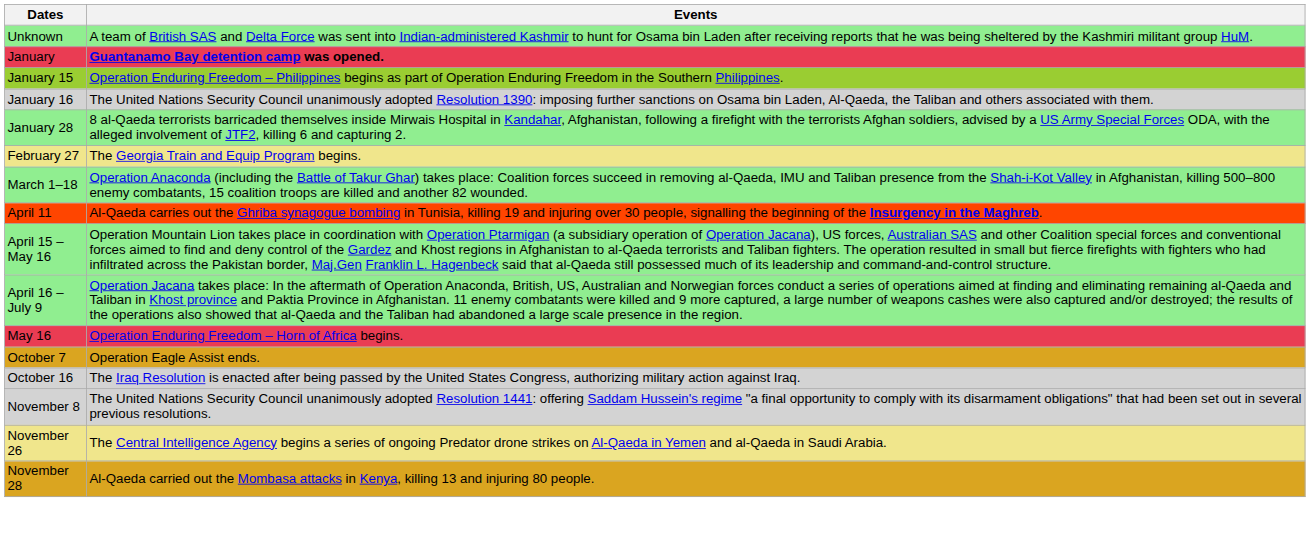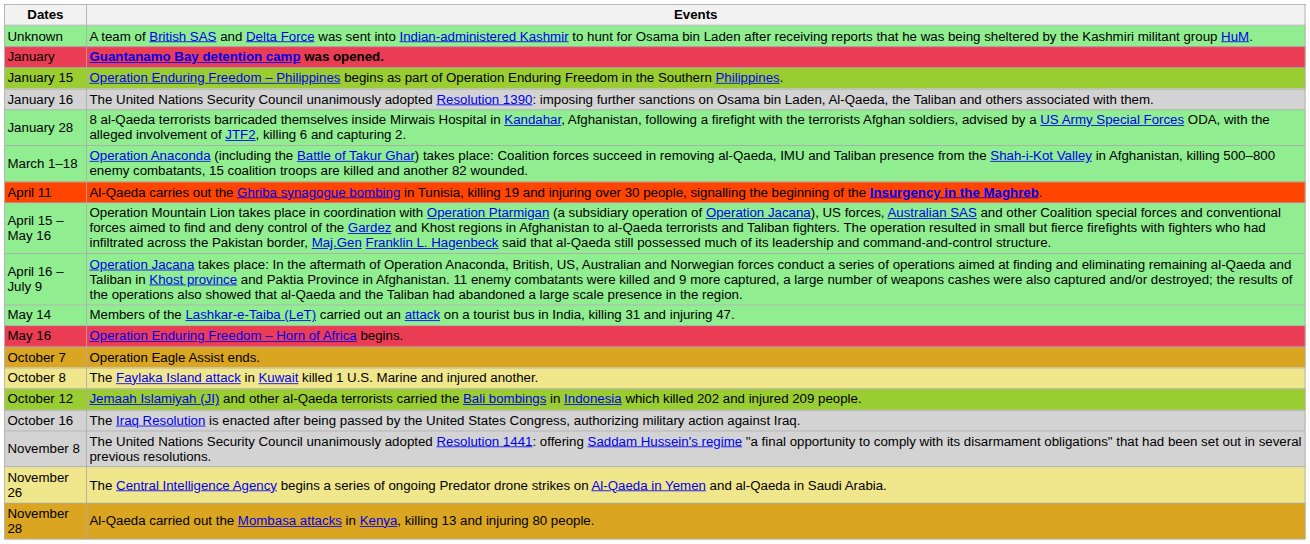- row: (43, 156)
+ row: (29, 315)
+ row: (37, 378)
+ row: (40, 399)
